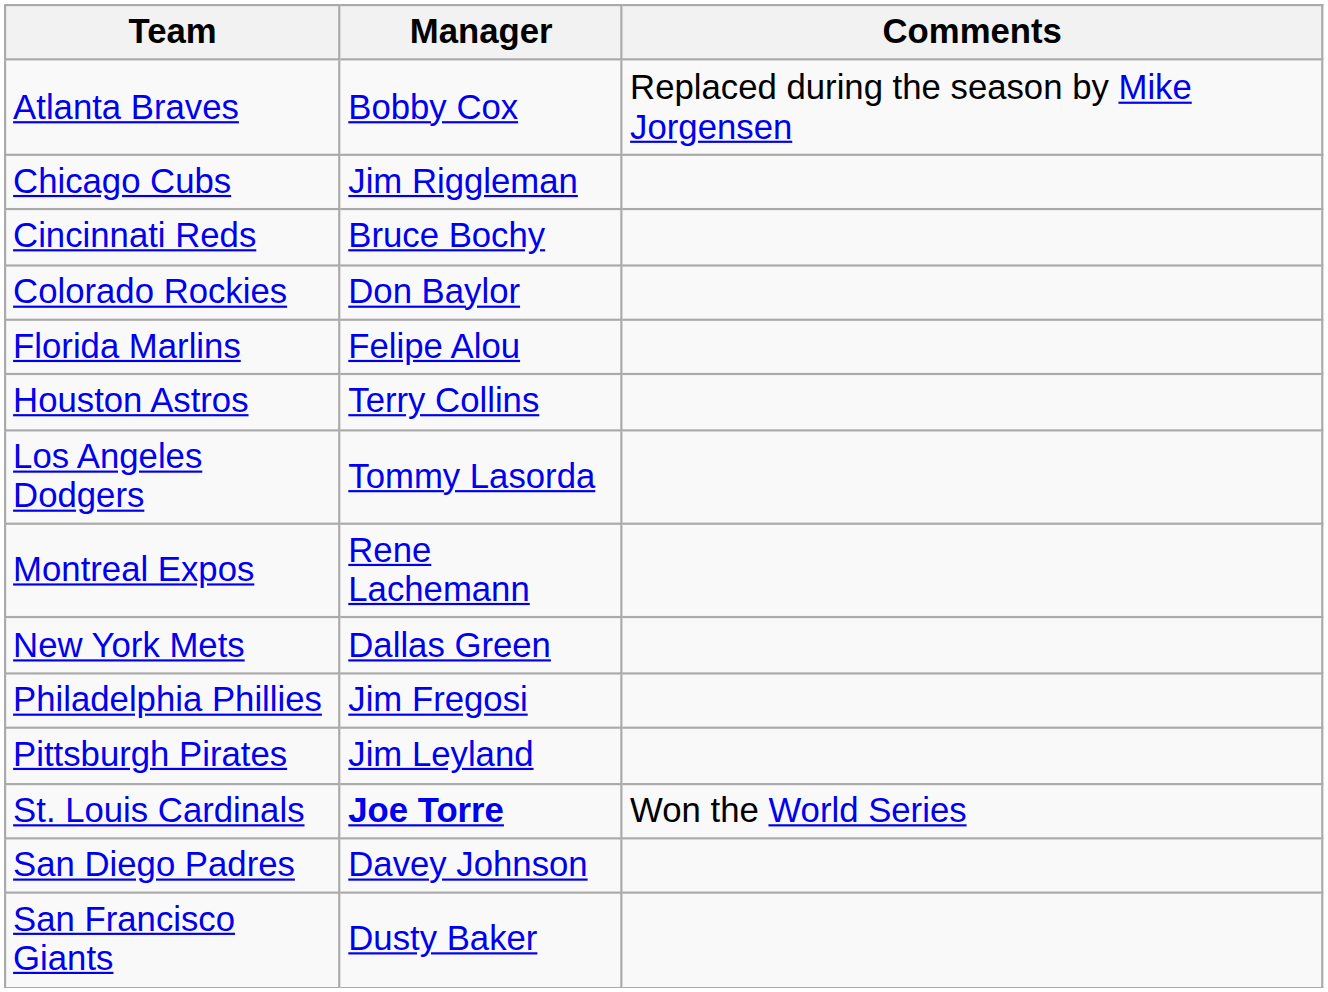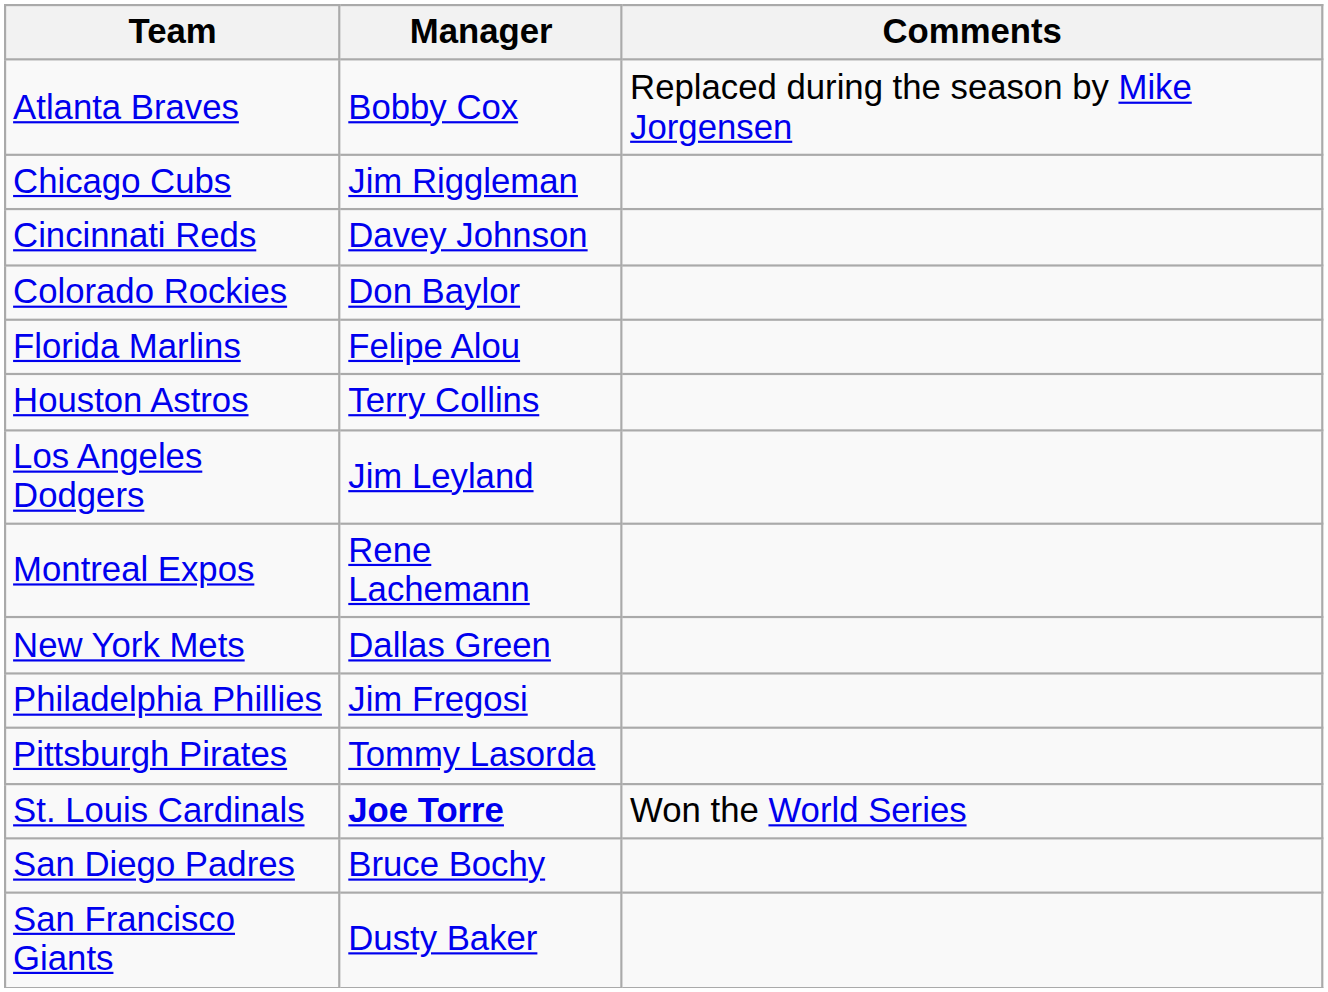(447, 236) Bruce Bochy -> (468, 236) Davey Johnson
(472, 476) Tommy Lasorda -> (441, 476) Jim Leyland
(441, 754) Jim Leyland -> (472, 754) Tommy Lasorda
(468, 865) Davey Johnson -> (447, 865) Bruce Bochy
